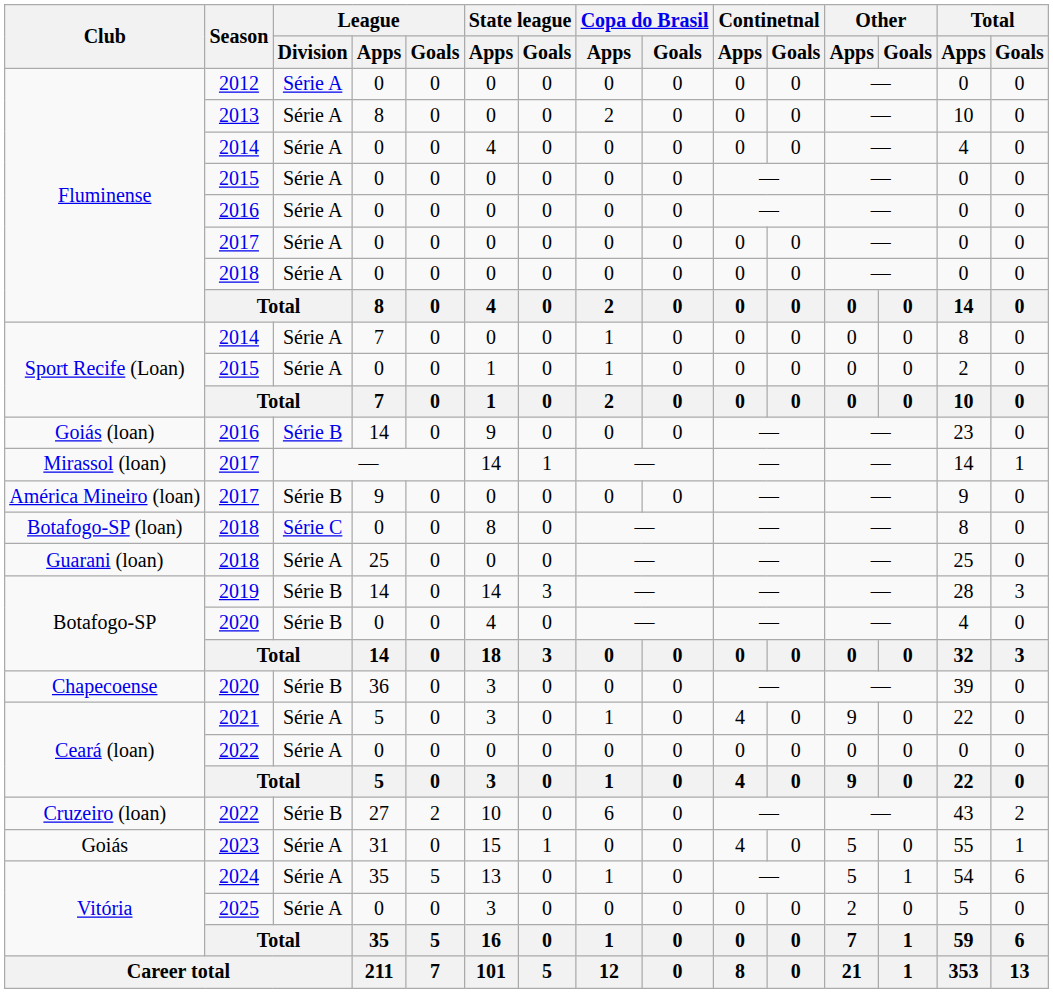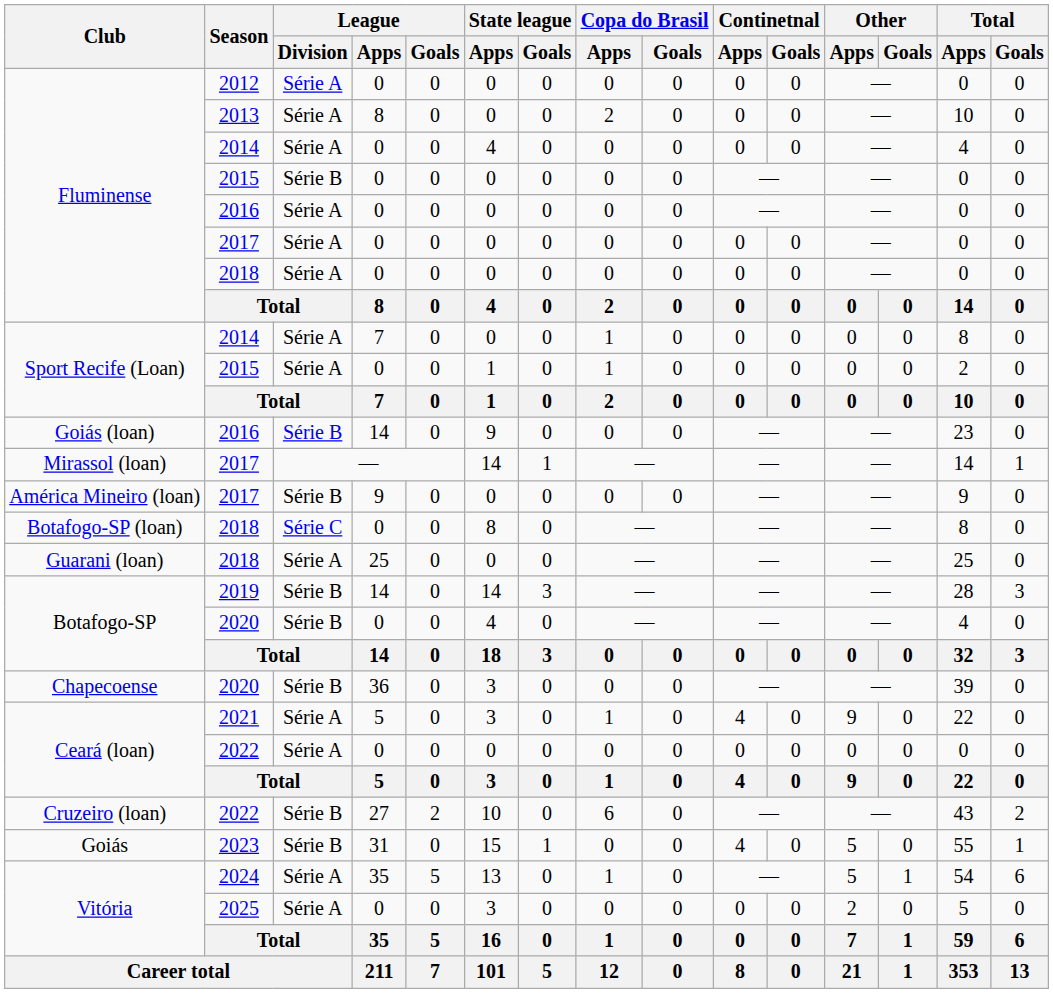(313, 178) Série A -> (313, 178) Série B
(313, 845) Série A -> (313, 845) Série B
